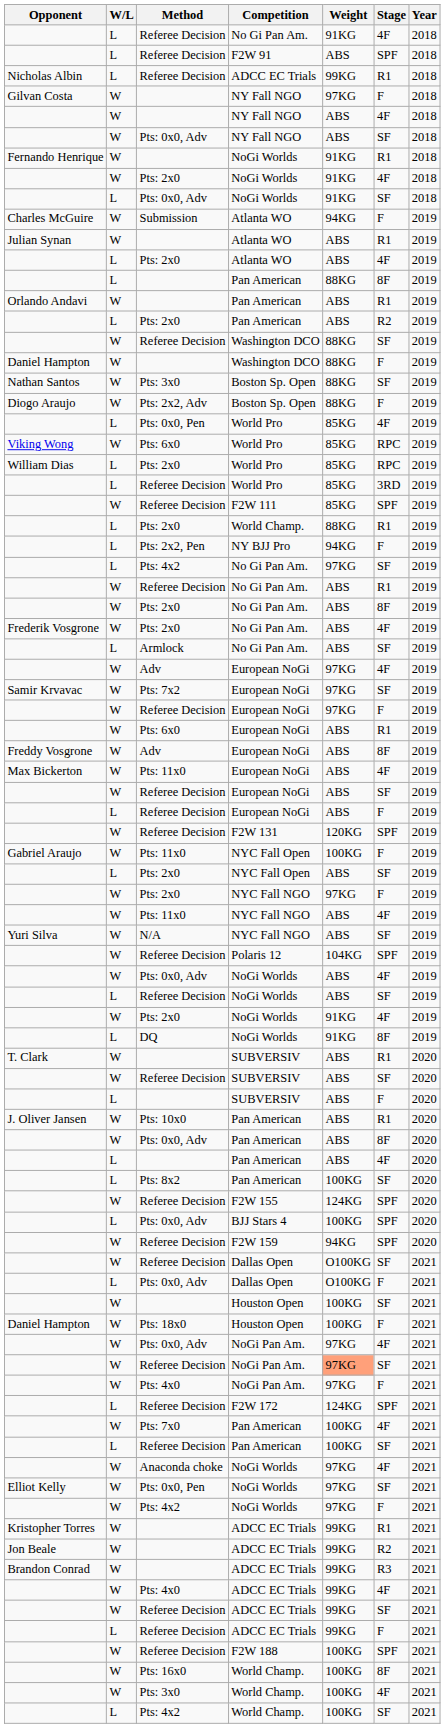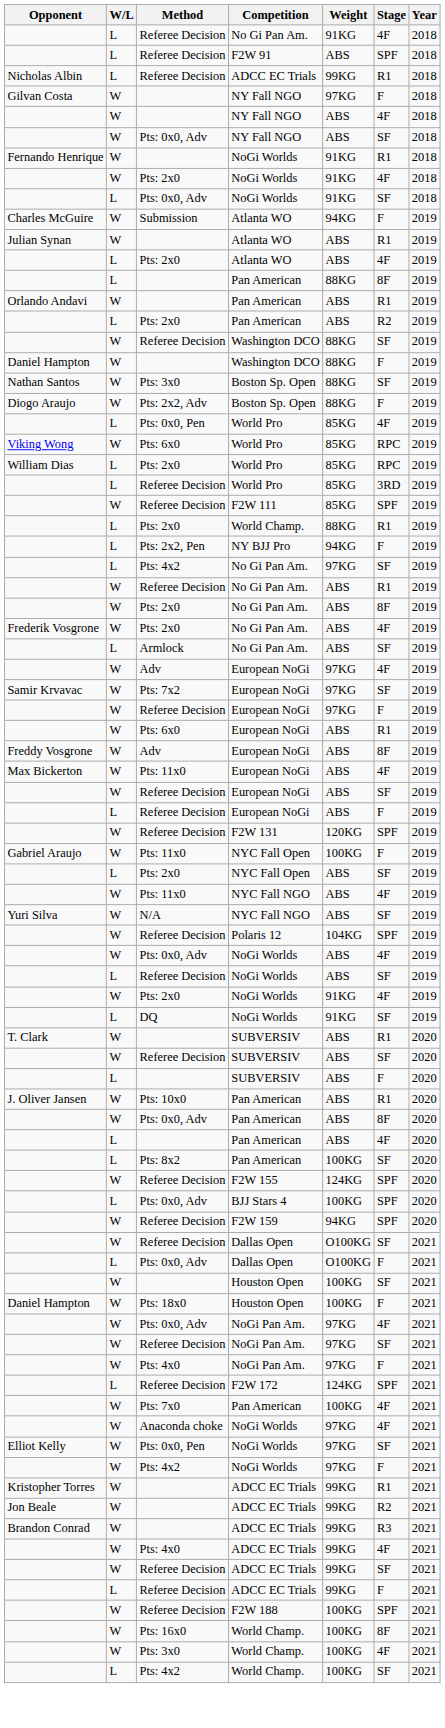- row: (160, 894)
(384, 1037) 8F -> (384, 1017) SF
(341, 1364) lightsalmon background -> (341, 1344) no background
- row: (182, 1446)
